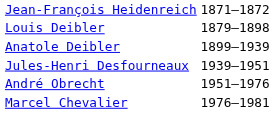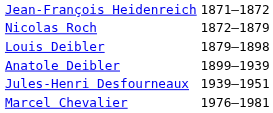+ row: (51, 28)
- row: (55, 84)
